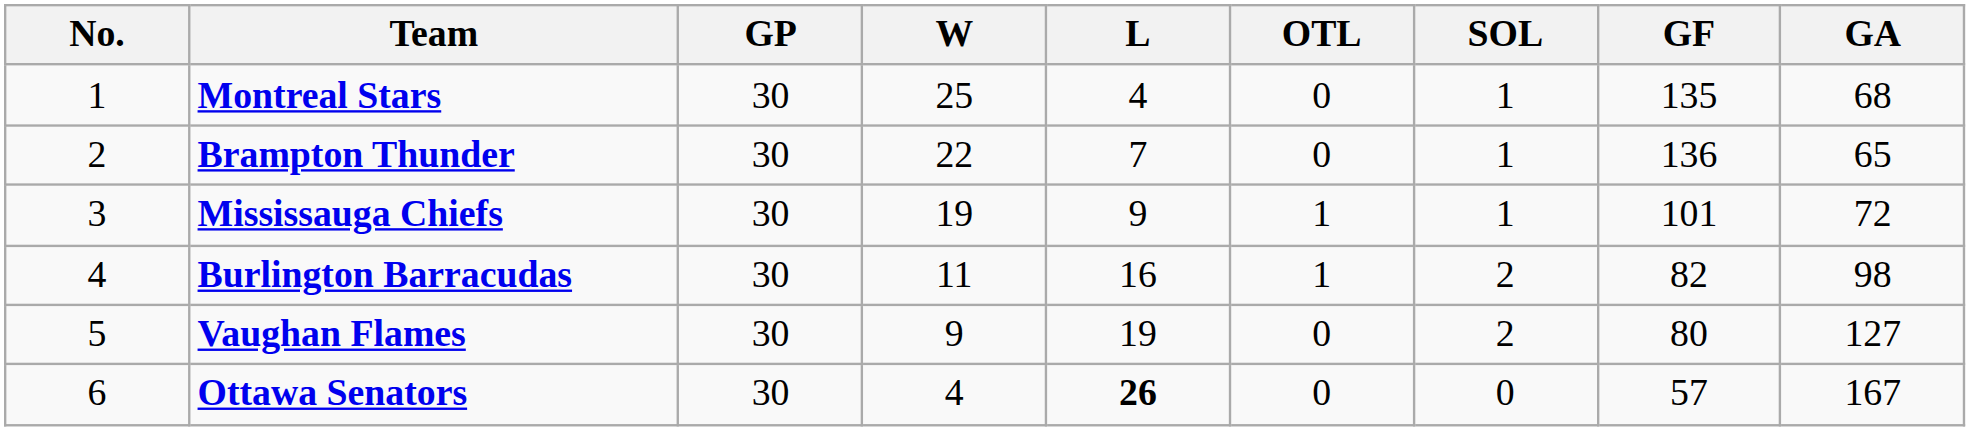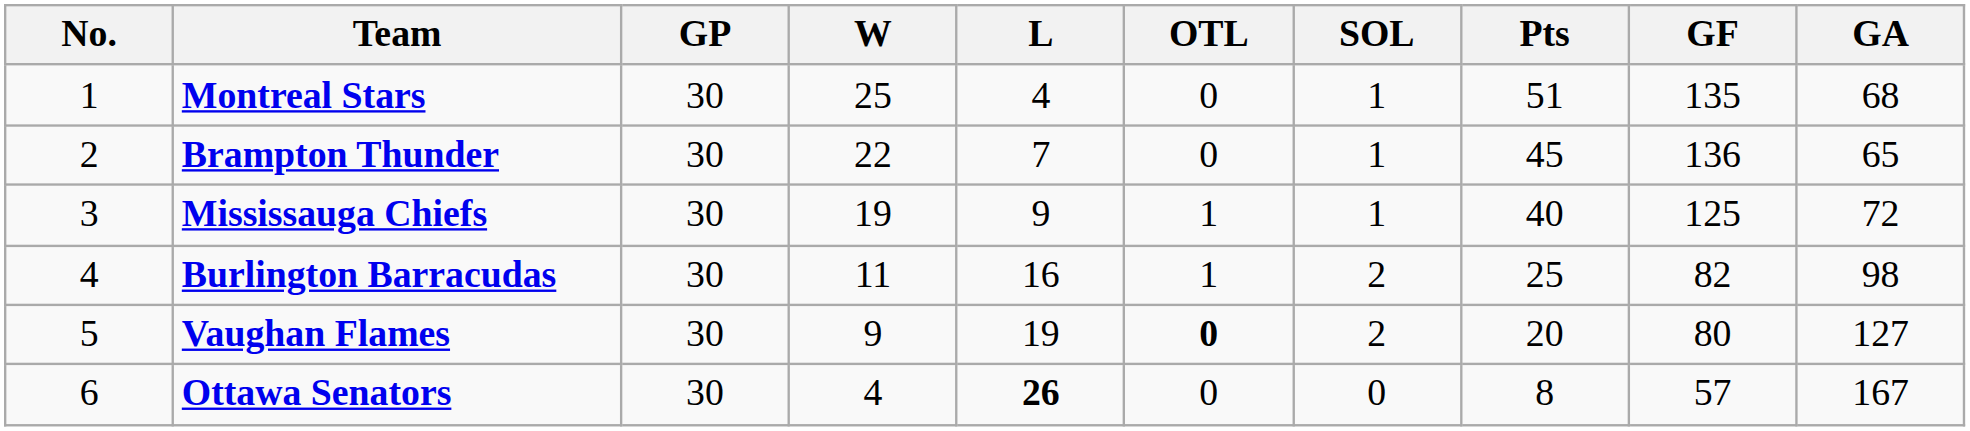+ column: (1545, 34)
(1689, 214) 101 -> (1713, 214) 125
(1322, 333) normal -> (1209, 333) bold
